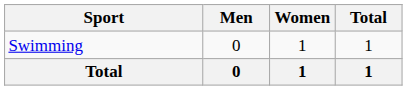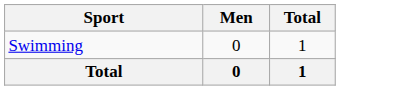- column: (302, 17)
